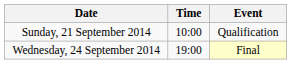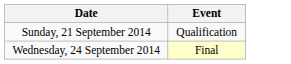- column: (189, 13)
